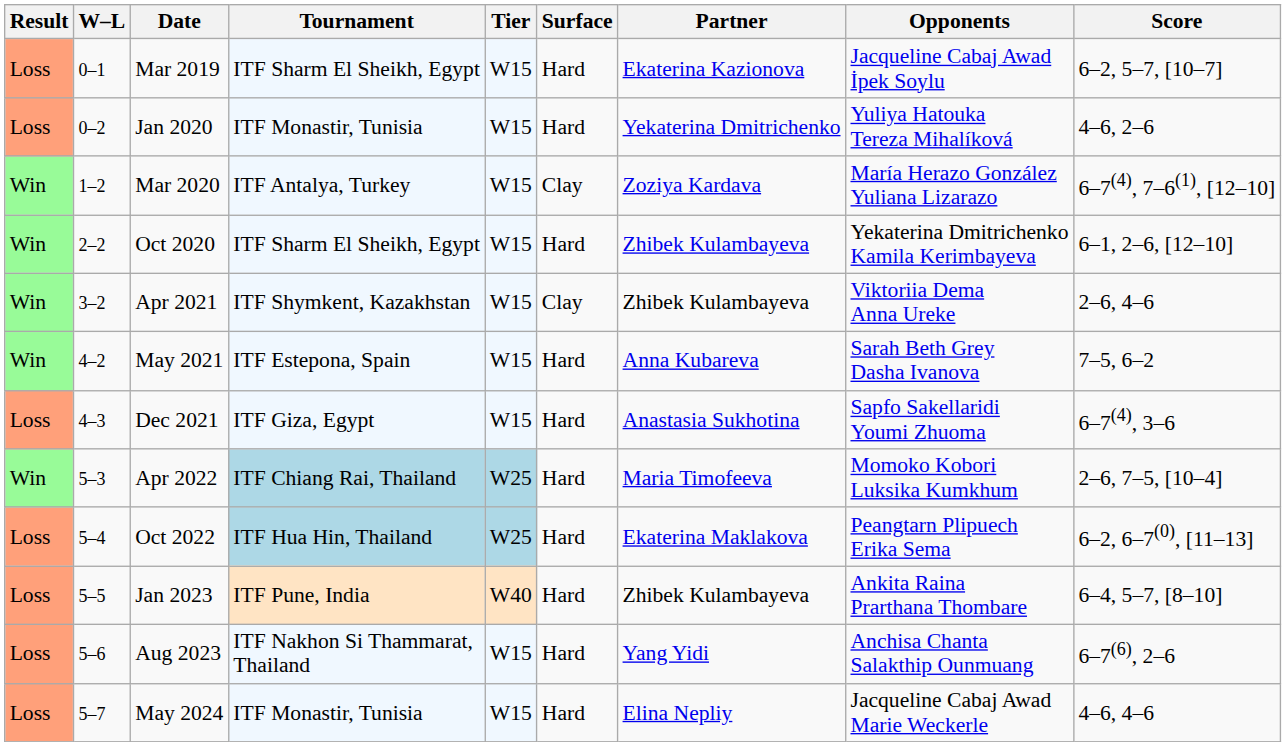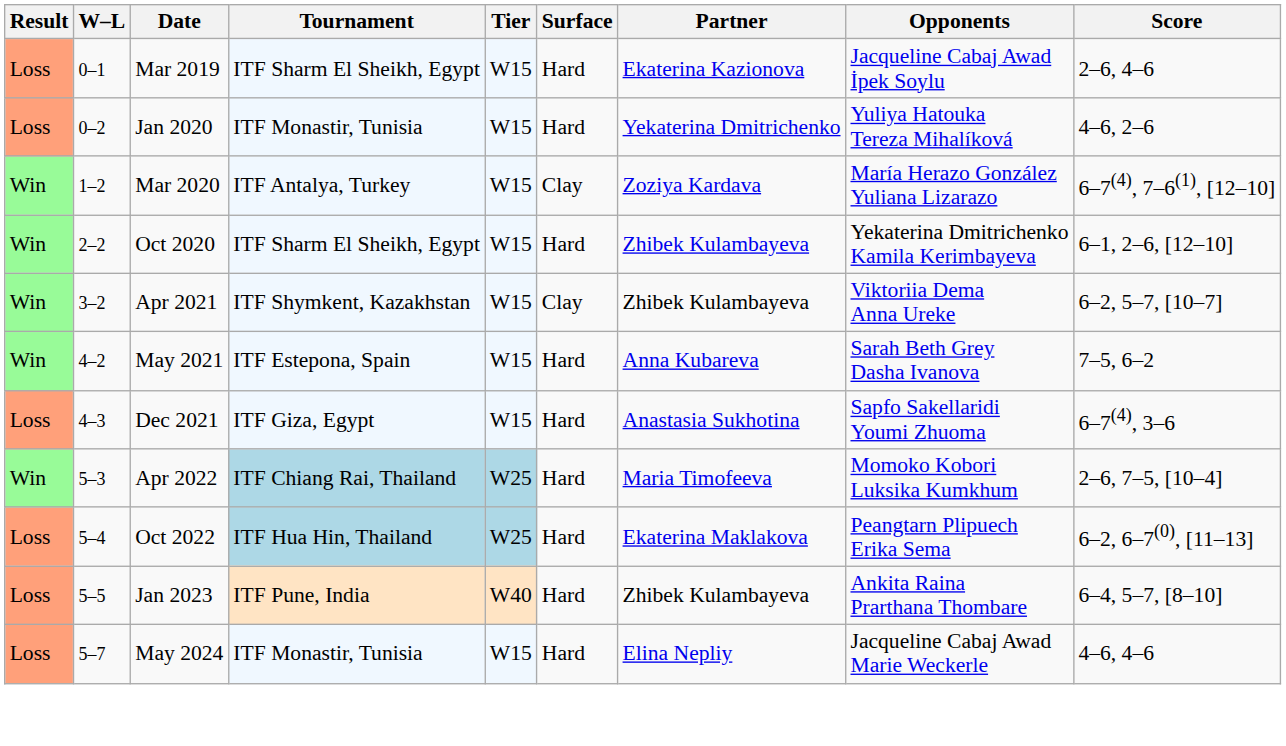(1150, 68) 6–2, 5–7, [10–7] -> (1116, 68) 2–6, 4–6
(1116, 302) 2–6, 4–6 -> (1150, 302) 6–2, 5–7, [10–7]
- row: (178, 653)
